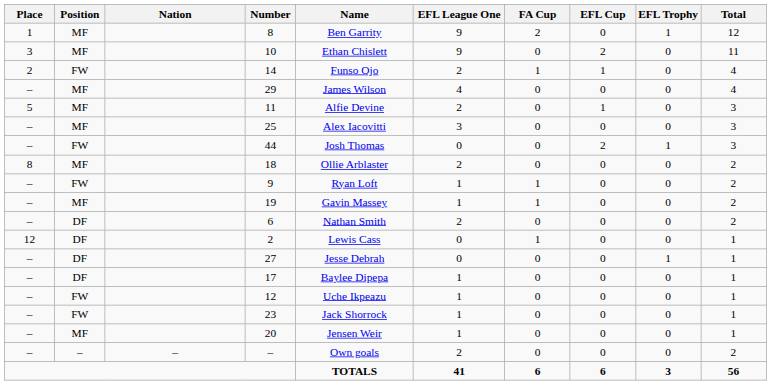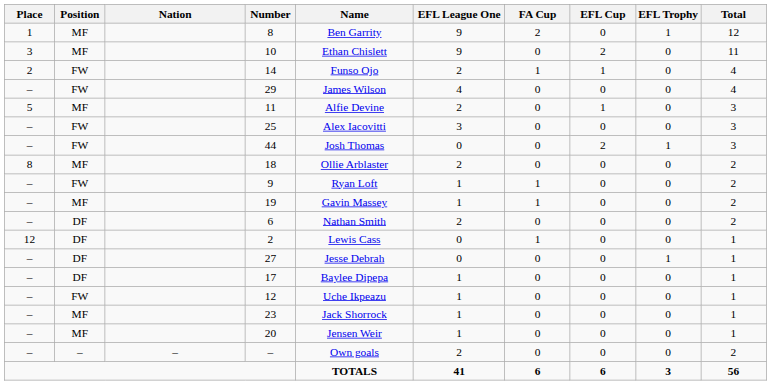(80, 89) MF -> (80, 89) FW
(80, 126) MF -> (80, 126) FW
(80, 314) FW -> (80, 314) MF
